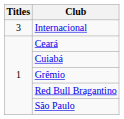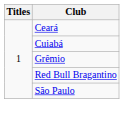- row: (61, 28)
